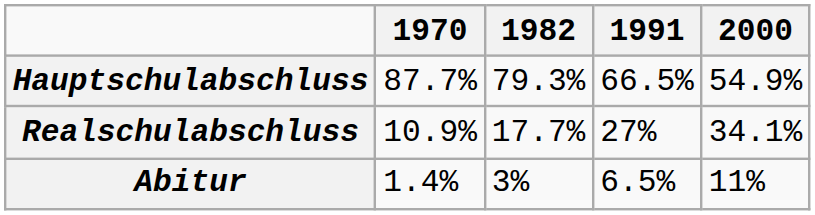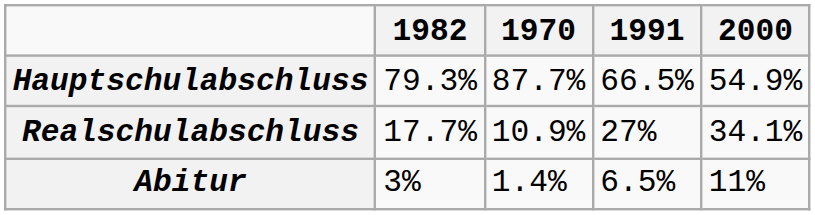columns swapped: (430, 31) <-> (539, 31)
